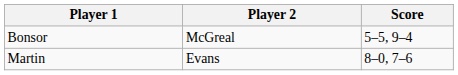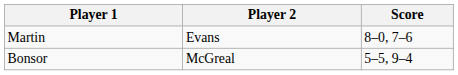rows swapped: (26, 59) <-> (27, 37)
